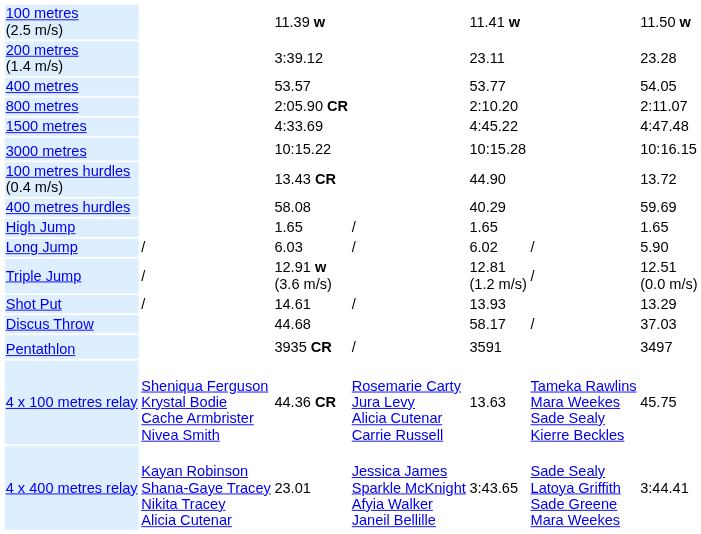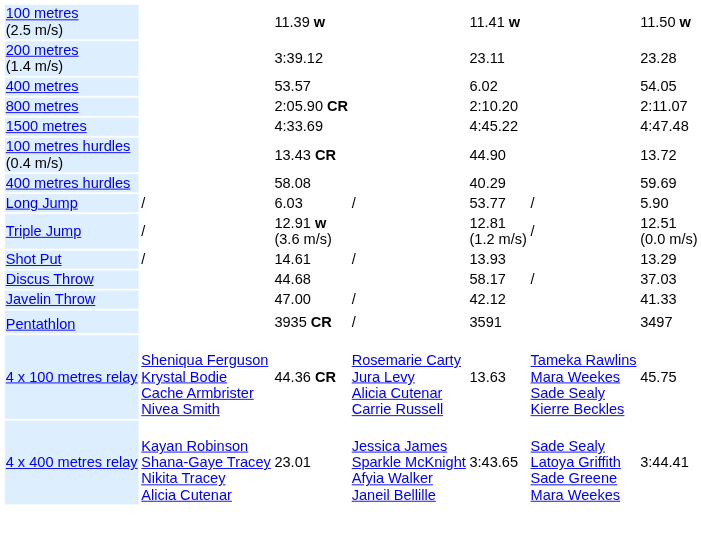(488, 86) 53.77 -> (484, 86) 6.02
- row: (51, 149)
- row: (41, 228)
(484, 248) 6.02 -> (488, 203) 53.77
+ row: (51, 299)
